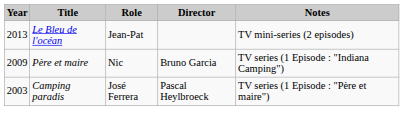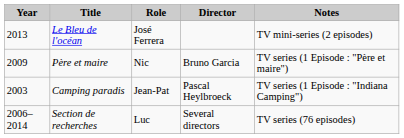(126, 35) Jean-Pat -> (149, 35) José Ferrera
(303, 63) TV series (1 Episode : "Indiana Camping") -> (321, 63) TV series (1 Episode : "Père et maire")
(123, 91) José Ferrera -> (151, 91) Jean-Pat
(302, 91) TV series (1 Episode : "Père et maire") -> (322, 91) TV series (1 Episode : "Indiana Camping")
+ row: (75, 119)
